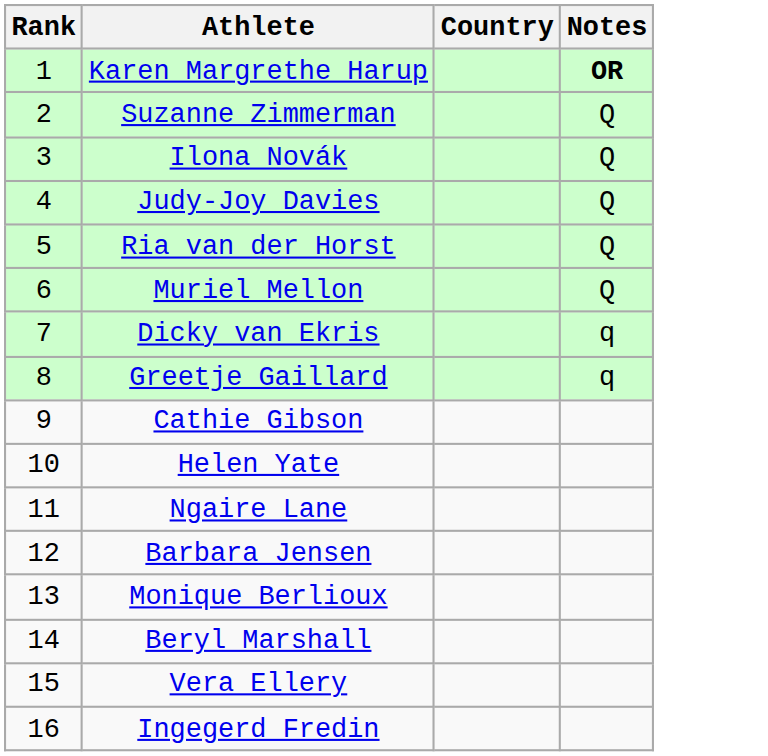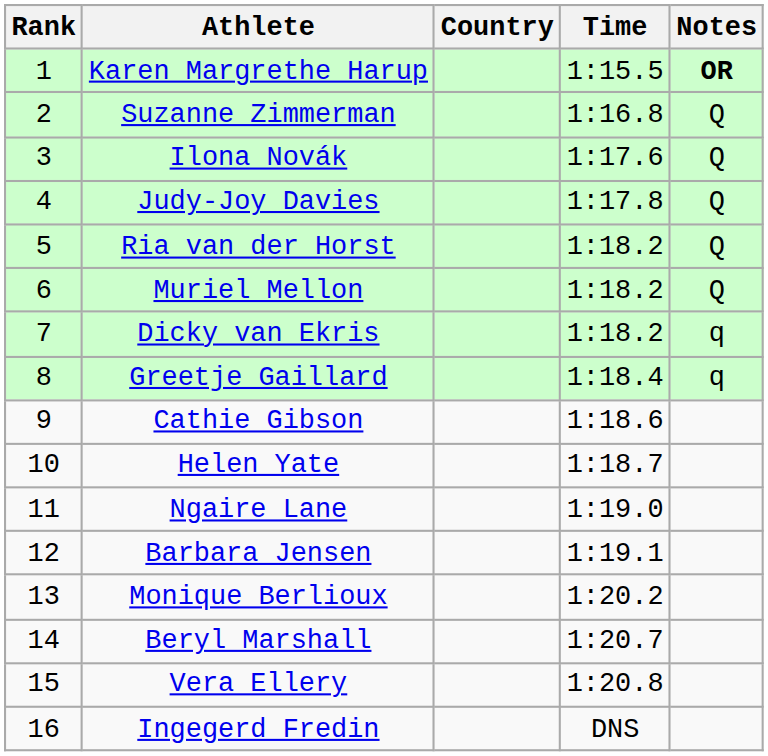+ column: (615, 27)
